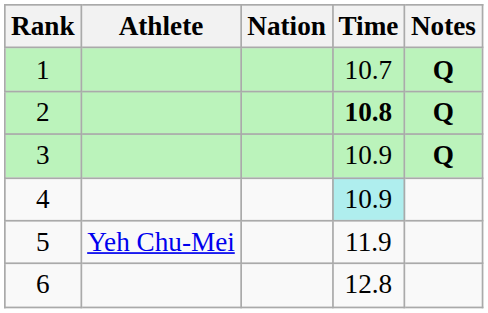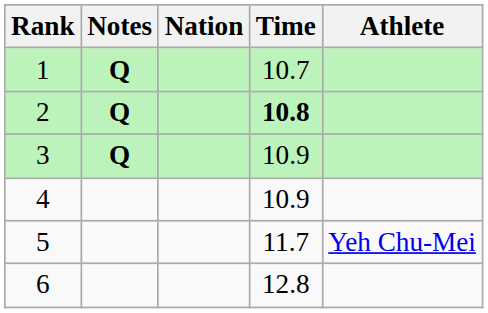columns swapped: (161, 26) <-> (443, 26)
(368, 198) paleturquoise background -> (286, 198) no background
(368, 241) 11.9 -> (286, 241) 11.7
